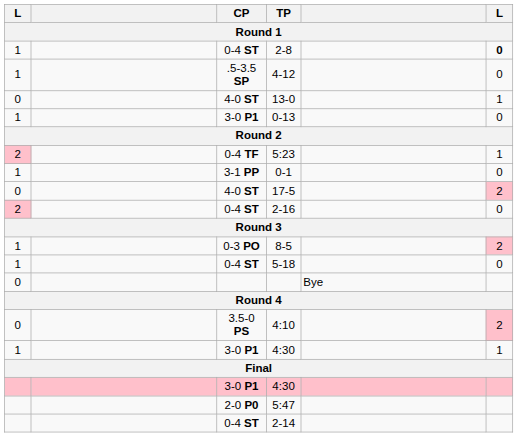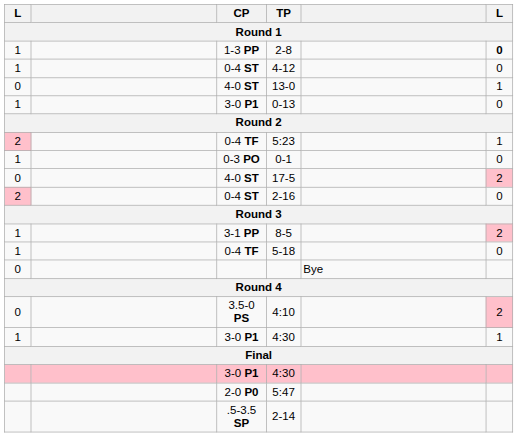(242, 50) 0-4 ST -> (242, 50) 1-3 PP
(242, 74) .5-3.5 SP -> (242, 68) 0-4 ST
(242, 172) 3-1 PP -> (242, 159) 0-3 PO
(242, 245) 0-3 PO -> (242, 232) 3-1 PP
(242, 264) 0-4 ST -> (242, 251) 0-4 TF
(242, 423) 0-4 ST -> (242, 416) .5-3.5 SP
